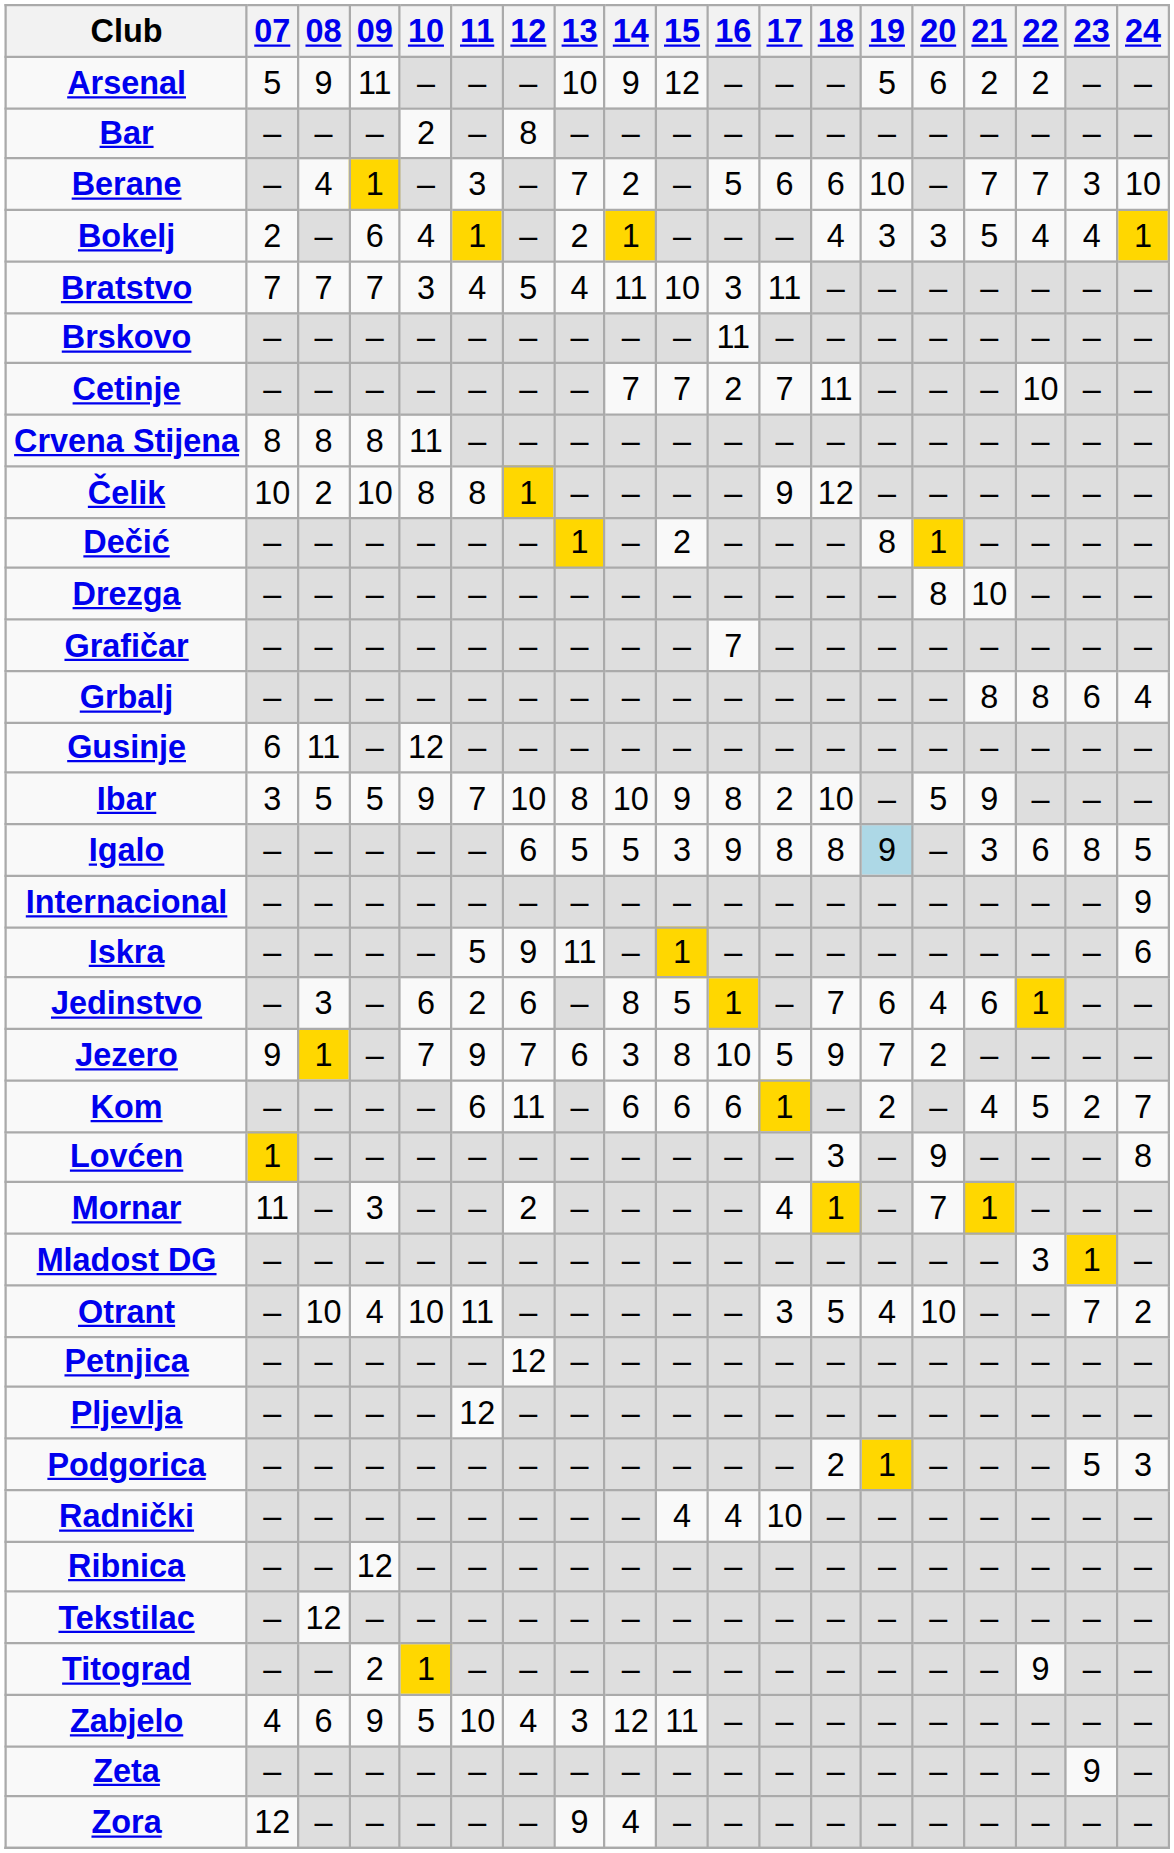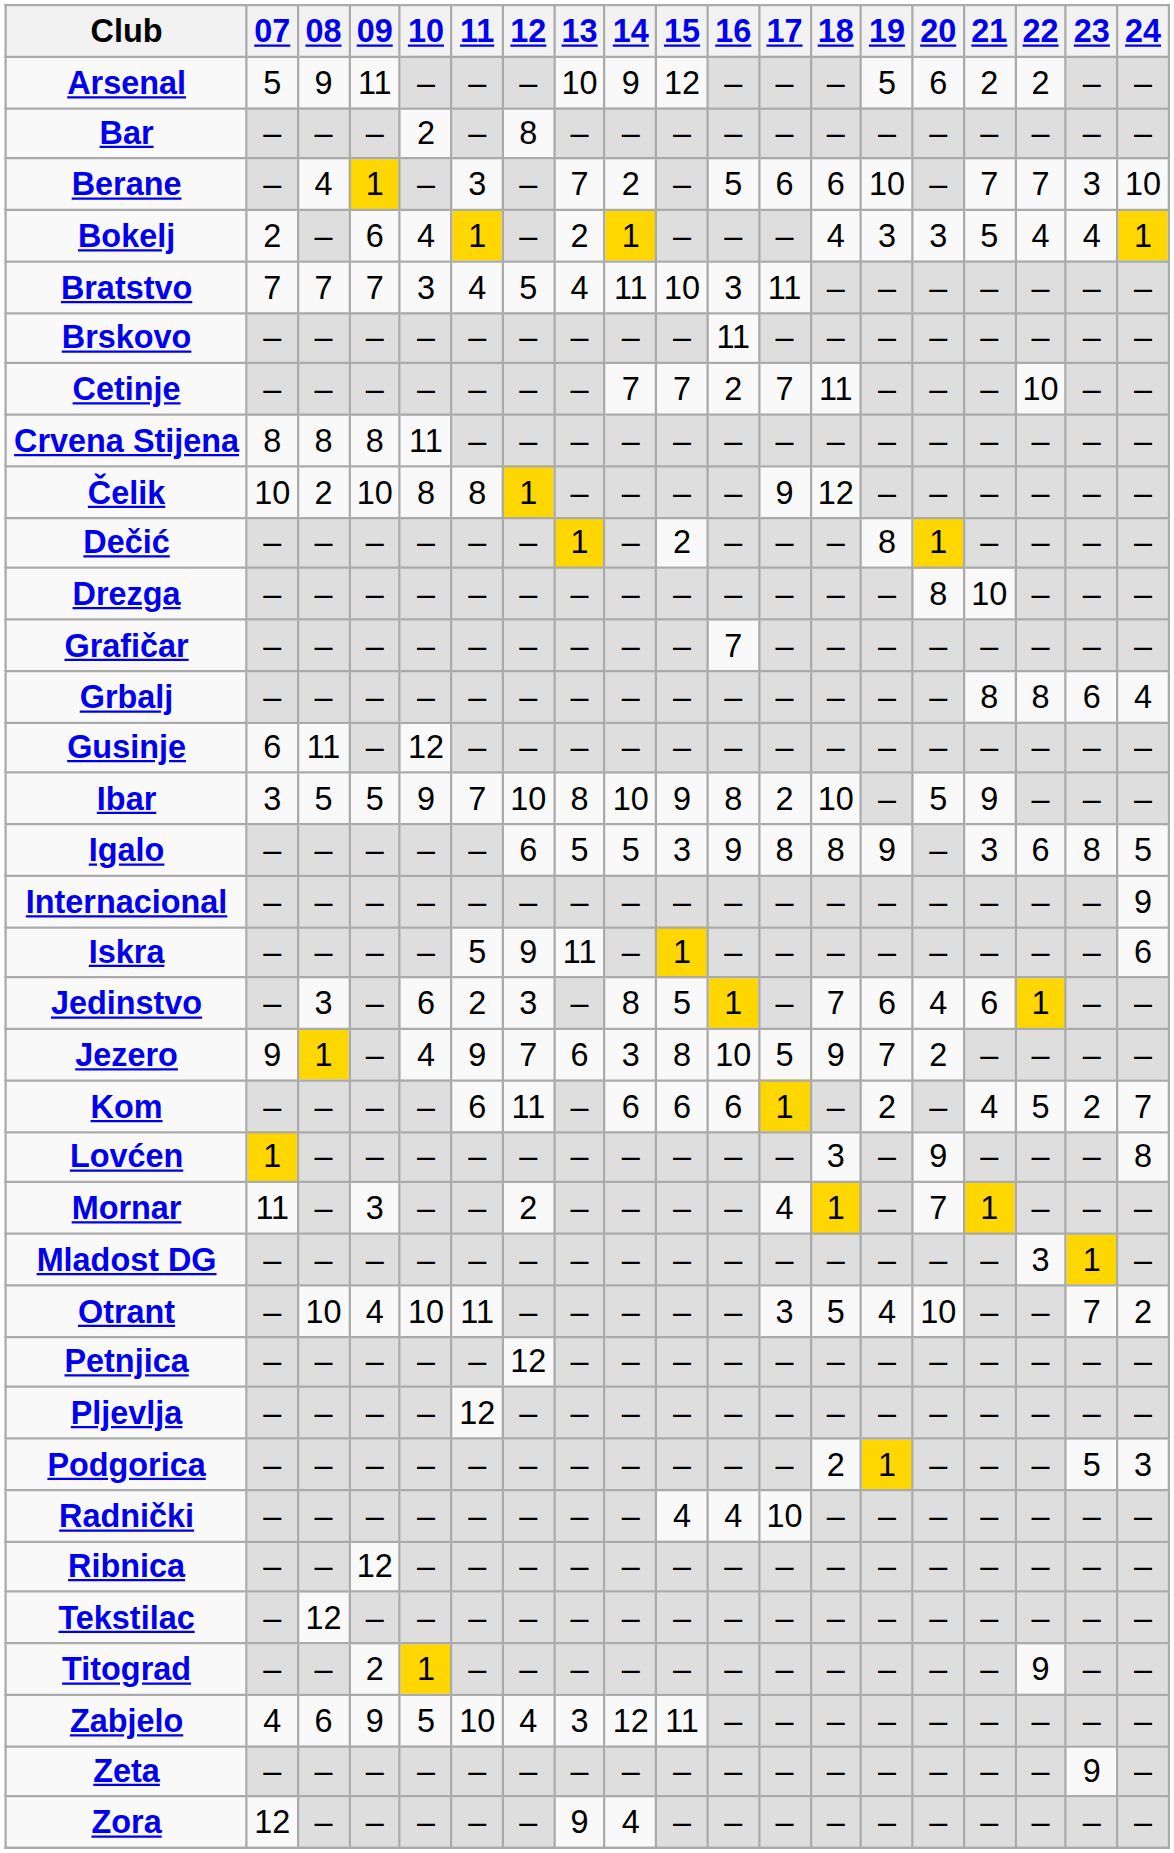(887, 850) lightblue background -> (887, 850) no background
(528, 1004) 6 -> (528, 1004) 3
(426, 1055) 7 -> (426, 1055) 4
